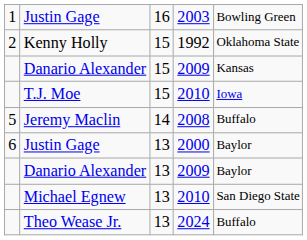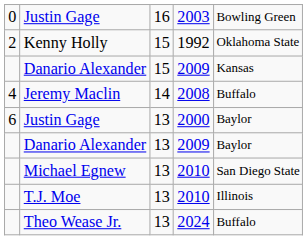(12, 17) 1 -> (12, 17) 0
- row: (52, 94)
(12, 119) 5 -> (12, 94) 4
+ row: (52, 196)
